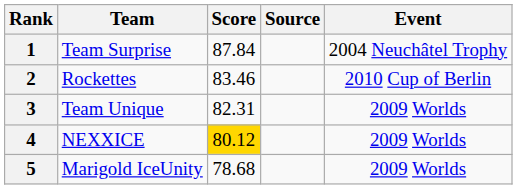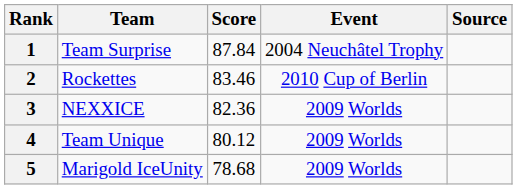columns swapped: (418, 19) <-> (293, 19)
(113, 109) Team Unique -> (103, 109) NEXXICE
(234, 109) 82.31 -> (234, 109) 82.36
(103, 139) NEXXICE -> (113, 139) Team Unique
(234, 139) gold background -> (234, 139) no background
